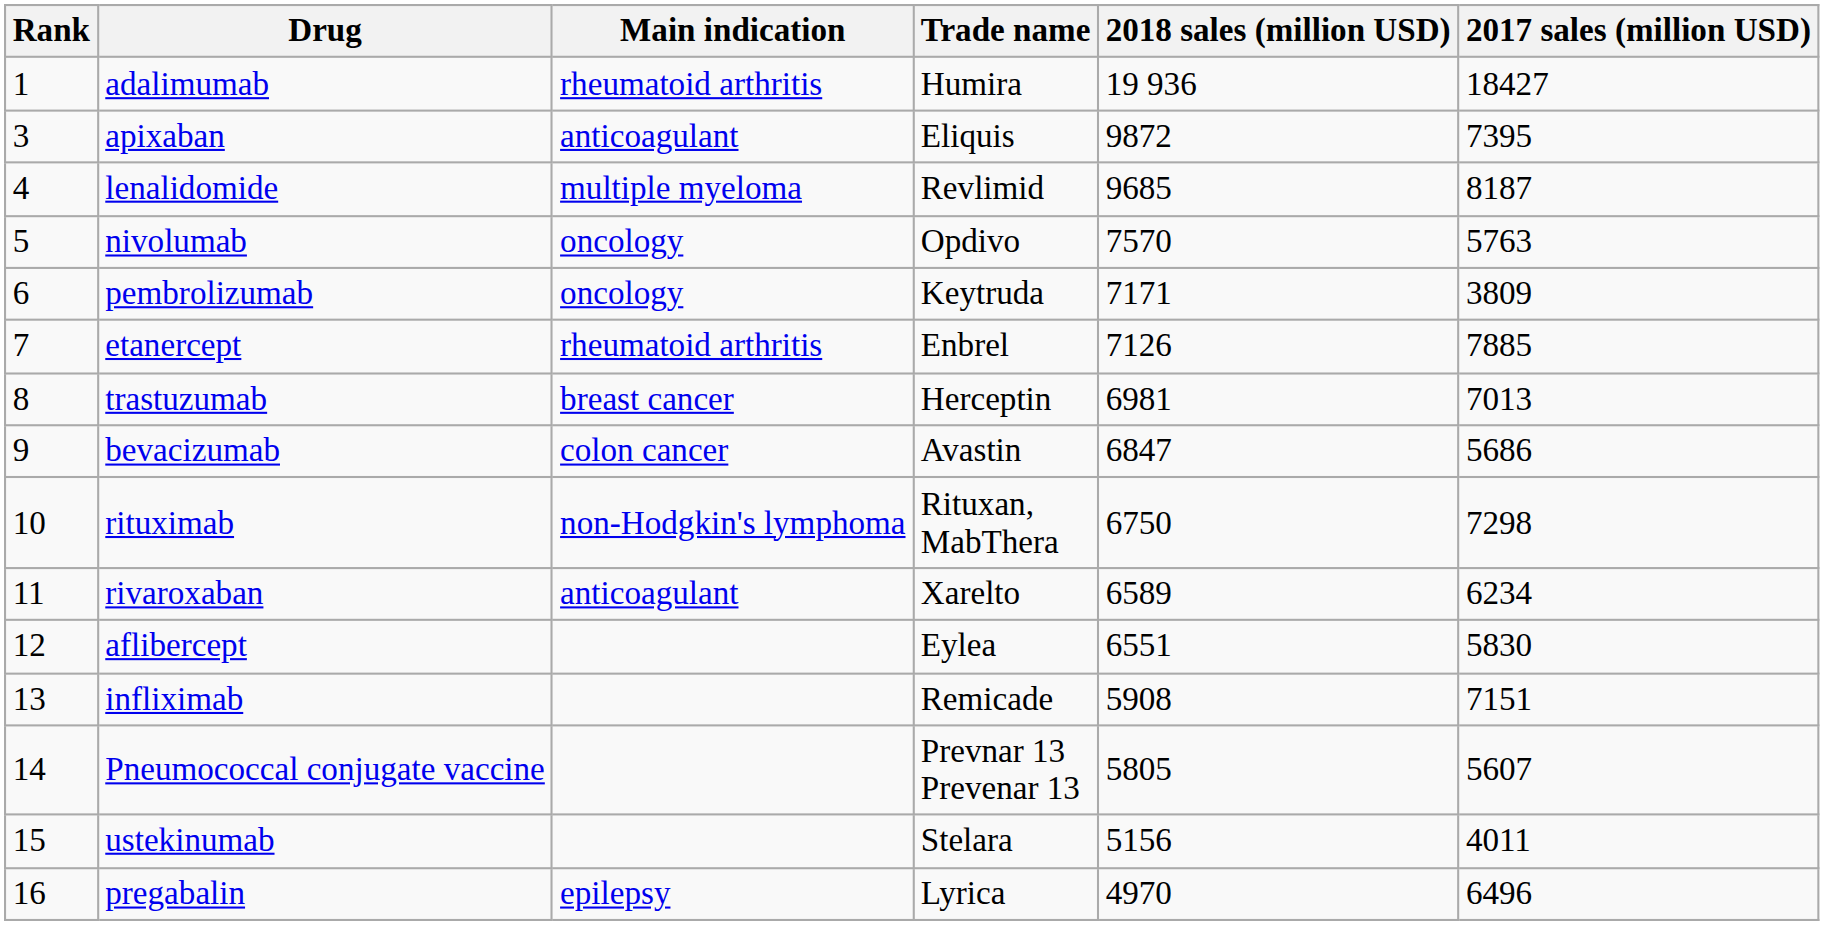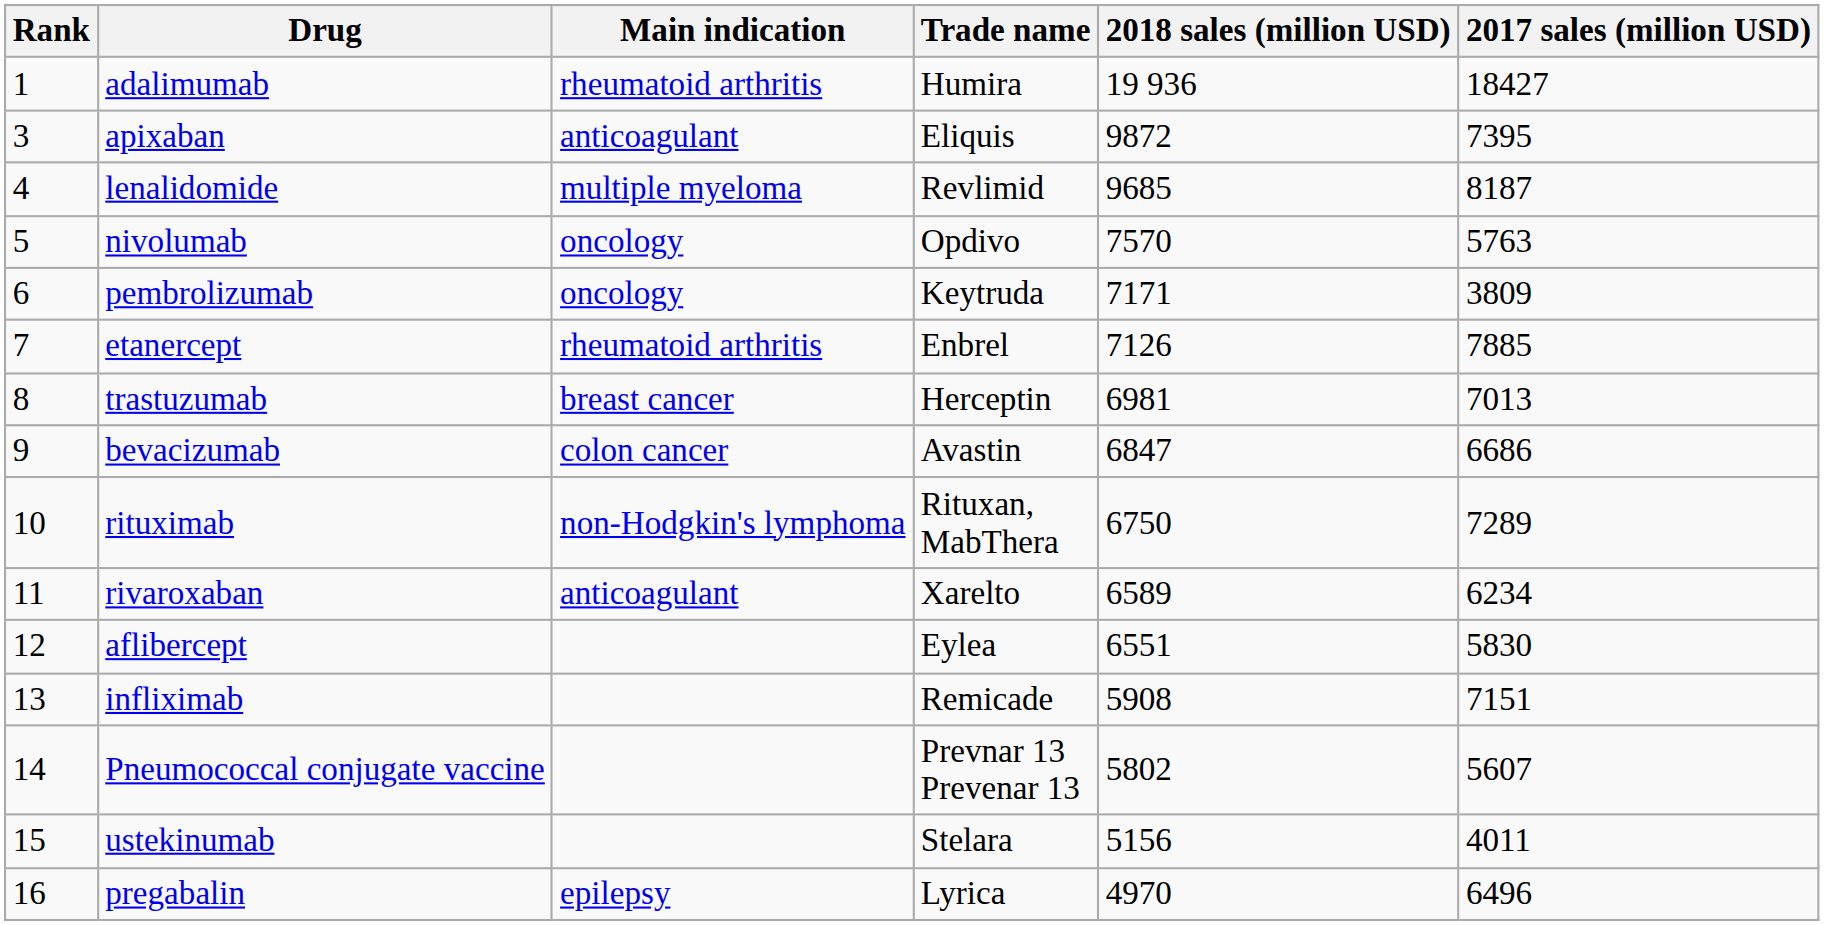(1499, 450) 5686 -> (1499, 450) 6686
(1499, 522) 7298 -> (1499, 522) 7289
(1139, 769) 5805 -> (1139, 769) 5802
